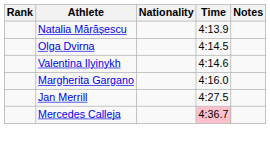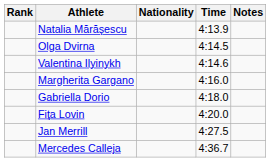+ row: (74, 98)
+ row: (61, 115)
(213, 115) pink background -> (213, 149) no background
